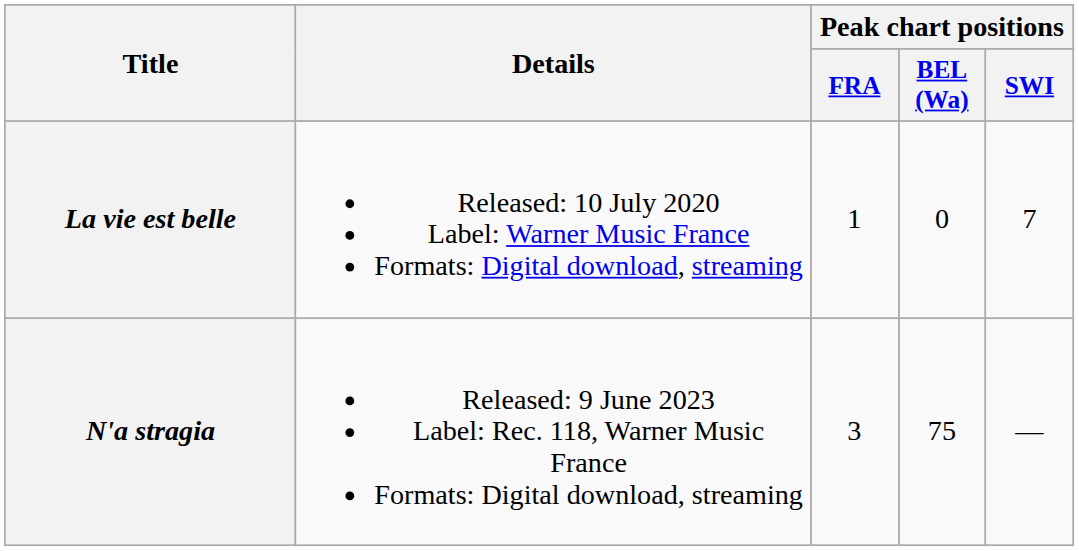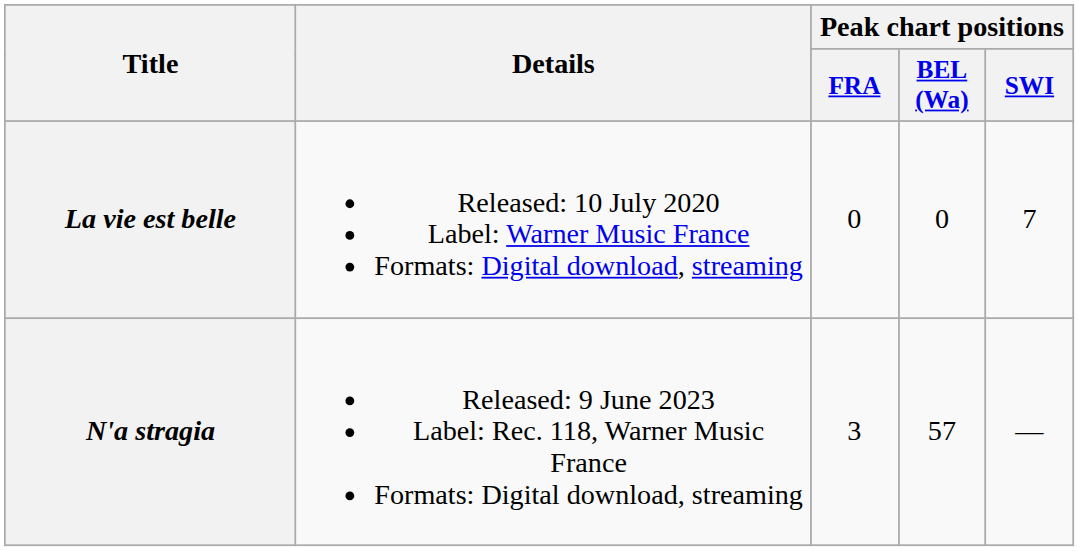(854, 218) 1 -> (854, 218) 0
(942, 430) 75 -> (942, 430) 57
